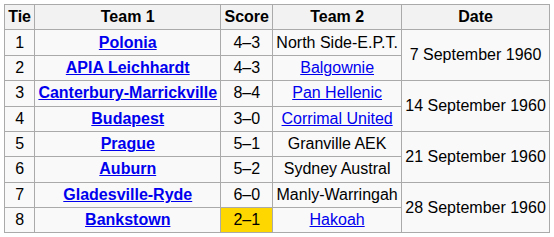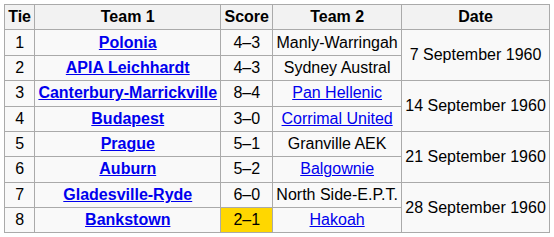(337, 42) North Side-E.P.T. -> (337, 42) Manly-Warringah
(337, 67) Balgownie -> (337, 67) Sydney Austral
(337, 169) Sydney Austral -> (337, 169) Balgownie
(337, 194) Manly-Warringah -> (337, 194) North Side-E.P.T.
